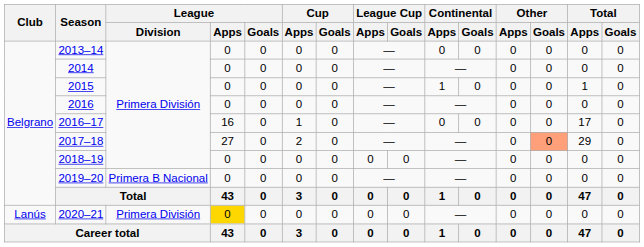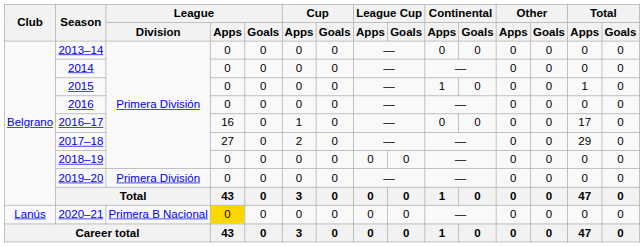(549, 141) lightsalmon background -> (549, 141) no background
(158, 178) Primera B Nacional -> (158, 178) Primera División
(158, 214) Primera División -> (158, 214) Primera B Nacional
